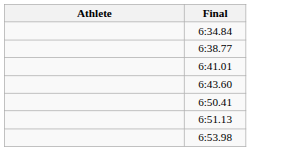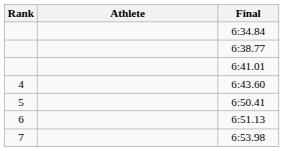+ column: (21, 13)
